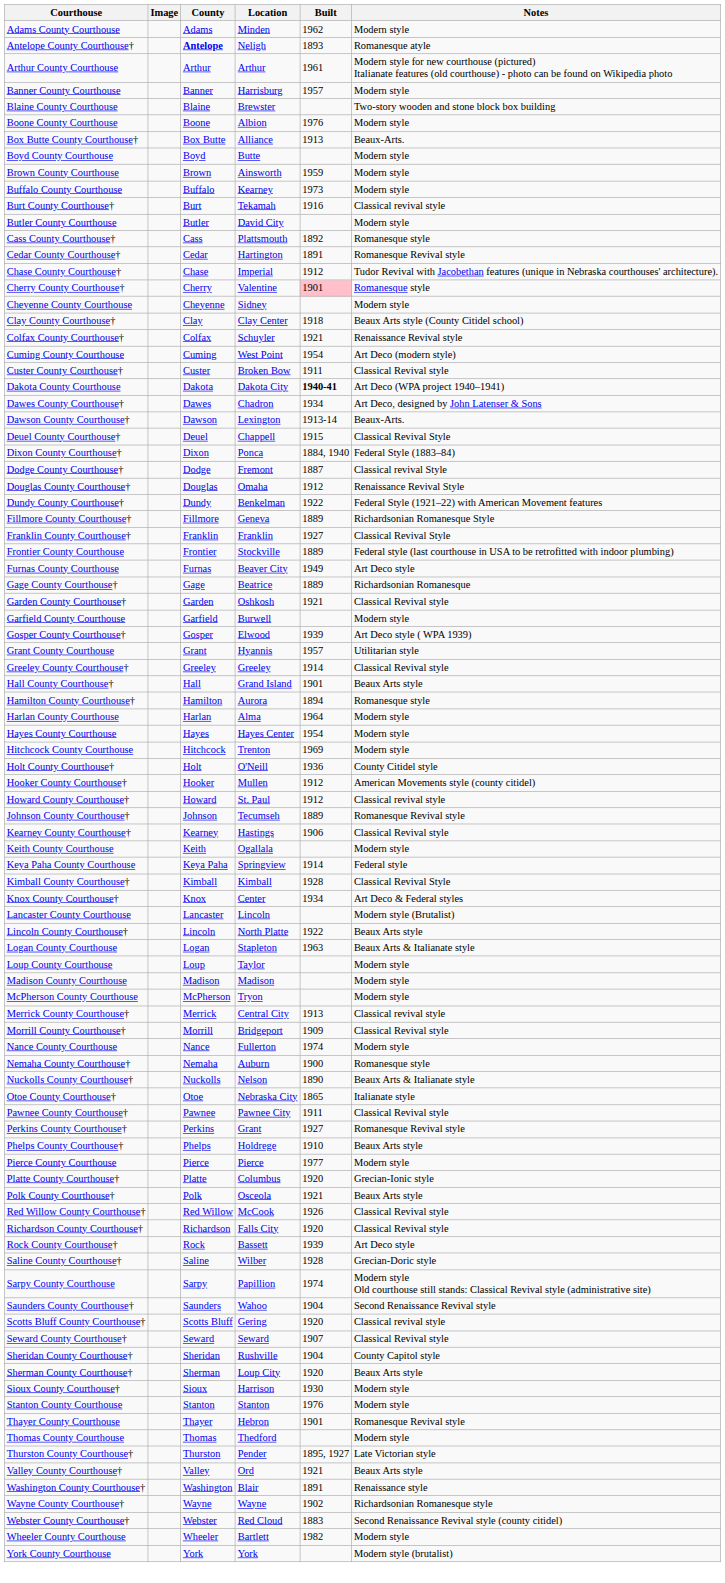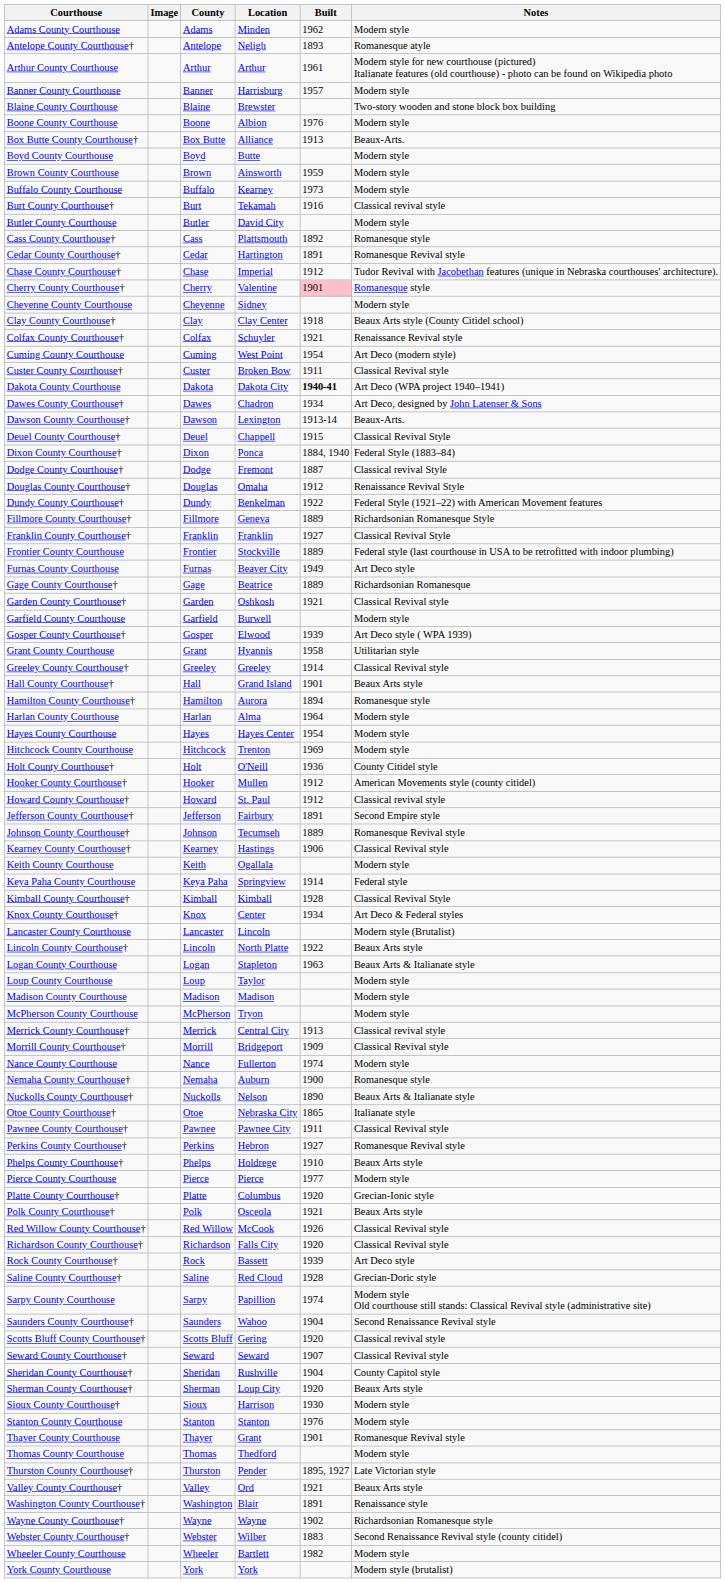(203, 45) bold -> (202, 45) normal
(313, 651) 1957 -> (313, 651) 1958
+ row: (70, 816)
(250, 1129) Grant -> (253, 1146) Hebron
(252, 1261) Wilber -> (260, 1277) Red Cloud
(253, 1421) Hebron -> (250, 1438) Grant
(260, 1520) Red Cloud -> (252, 1537) Wilber
